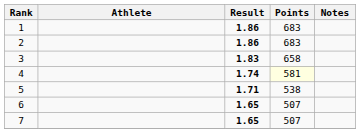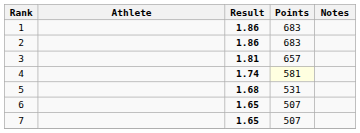(247, 58) 1.83 -> (247, 58) 1.81
(292, 58) 658 -> (292, 58) 657
(247, 89) 1.71 -> (247, 89) 1.68
(292, 89) 538 -> (292, 89) 531
